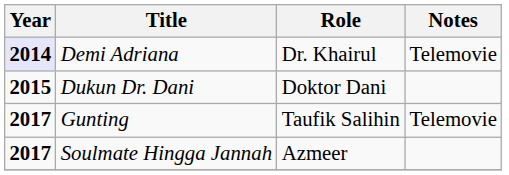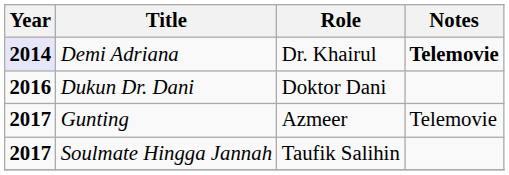(453, 53) normal -> (454, 53) bold
(30, 86) 2015 -> (30, 86) 2016
(341, 119) Taufik Salihin -> (315, 119) Azmeer
(315, 152) Azmeer -> (341, 152) Taufik Salihin
